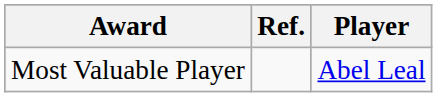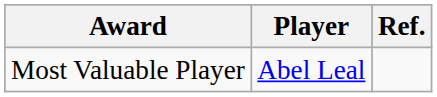columns swapped: (371, 26) <-> (281, 26)
